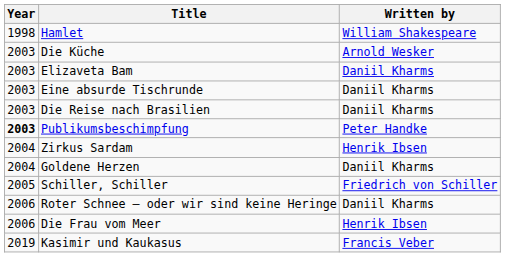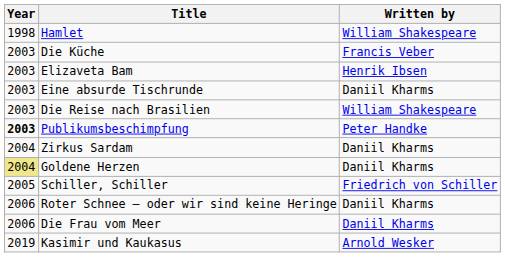(388, 52) Arnold Wesker -> (388, 52) Francis Veber
(388, 71) Daniil Kharms -> (385, 71) Henrik Ibsen
(388, 109) Daniil Kharms -> (409, 109) William Shakespeare
(385, 147) Henrik Ibsen -> (388, 147) Daniil Kharms
(21, 167) no background -> (21, 167) khaki background
(385, 224) Henrik Ibsen -> (388, 224) Daniil Kharms
(388, 243) Francis Veber -> (388, 243) Arnold Wesker
